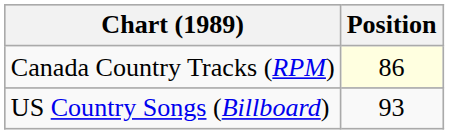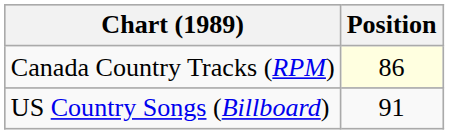(392, 107) 93 -> (392, 107) 91
